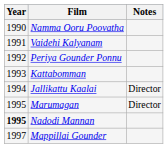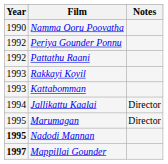- row: (66, 43)
+ row: (60, 58)
+ row: (58, 74)
(16, 136) normal -> (16, 151) bold
